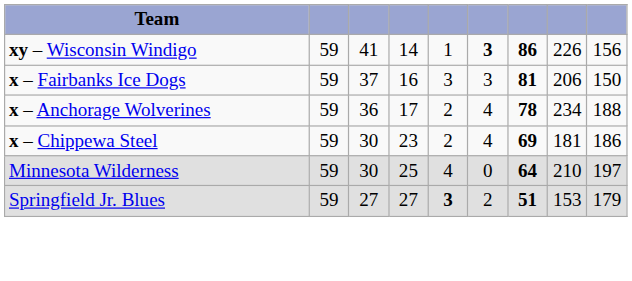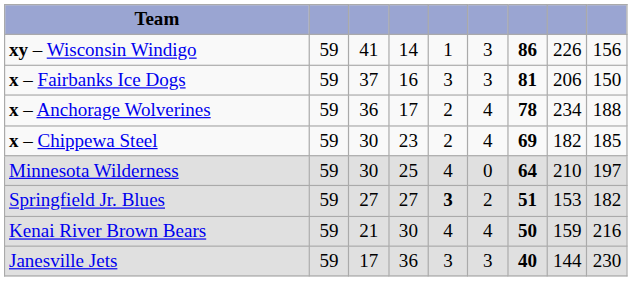(488, 49) bold -> (488, 49) normal
(567, 140) 181 -> (567, 140) 182
(607, 140) 186 -> (607, 140) 185
(607, 200) 179 -> (607, 200) 182
+ row: (108, 230)
+ row: (63, 261)
